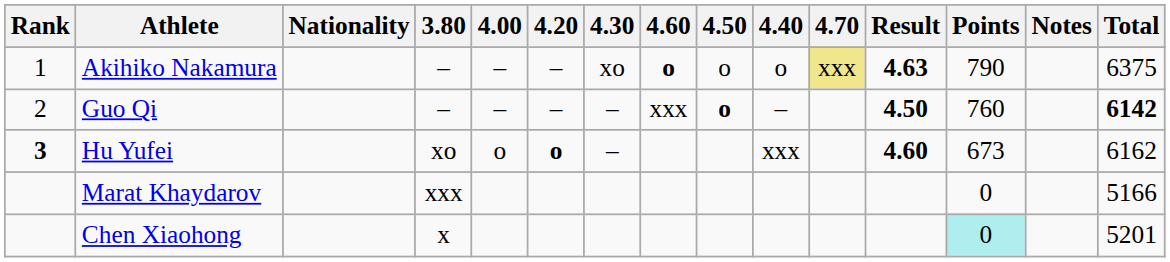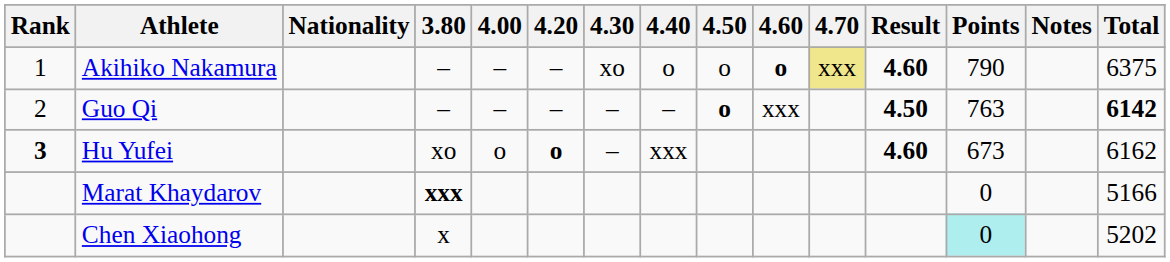columns swapped: (781, 25) <-> (668, 25)
(906, 67) 4.63 -> (906, 67) 4.60
(986, 109) 760 -> (986, 109) 763
(444, 192) normal -> (444, 192) bold
(1132, 234) 5201 -> (1132, 234) 5202
